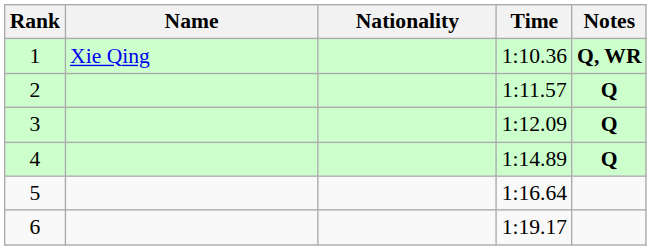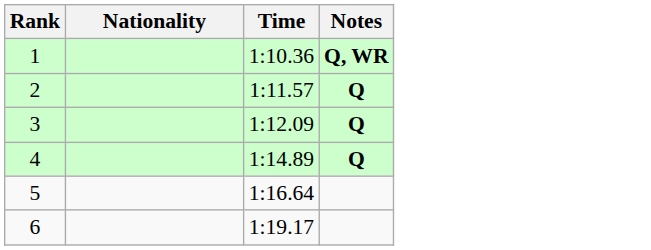- column: (192, 21)
